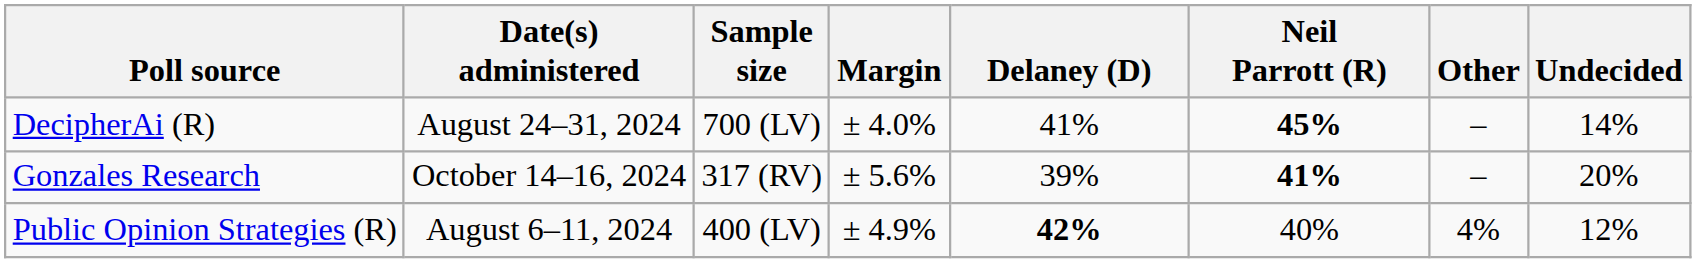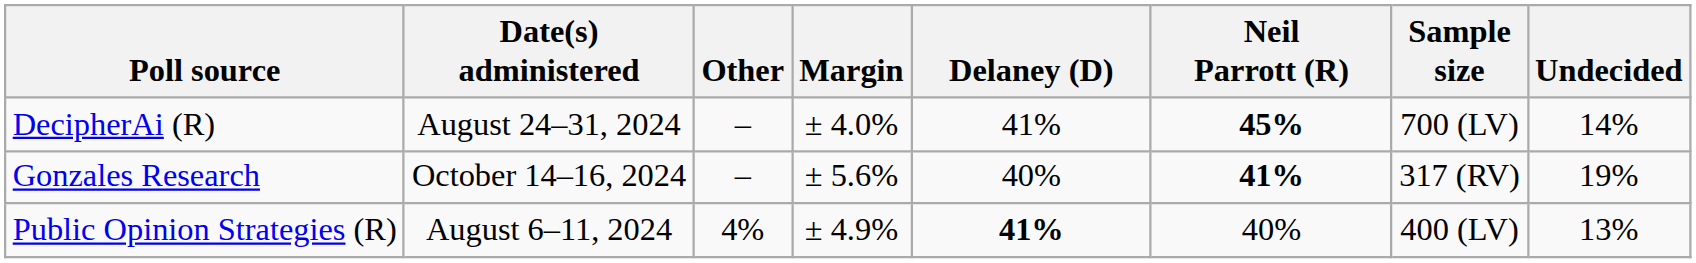columns swapped: (762, 50) <-> (1478, 69)
(1069, 176) 39% -> (1031, 176) 40%
(1609, 176) 20% -> (1609, 176) 19%
(1069, 230) 42% -> (1031, 230) 41%
(1609, 230) 12% -> (1609, 230) 13%
